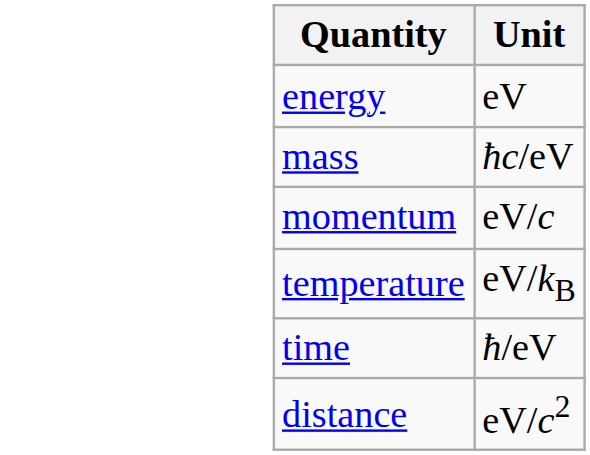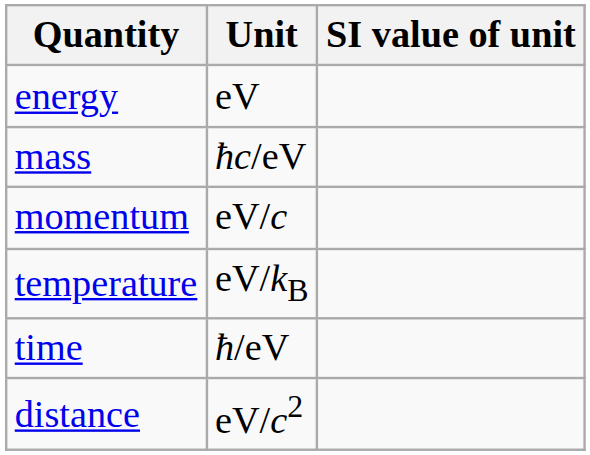+ column: (451, 34)
